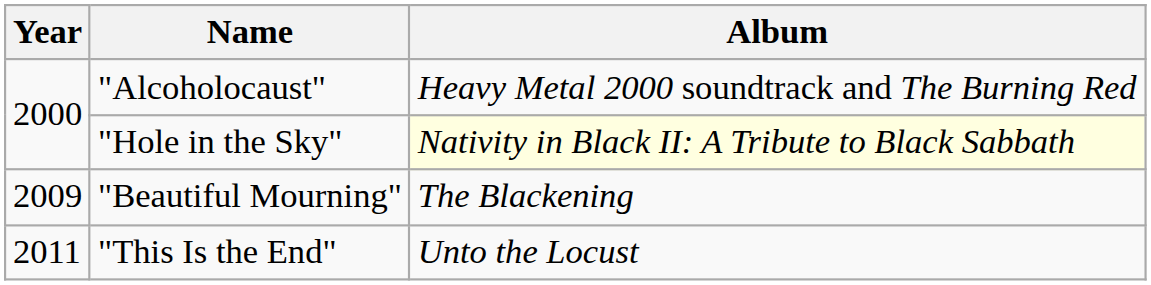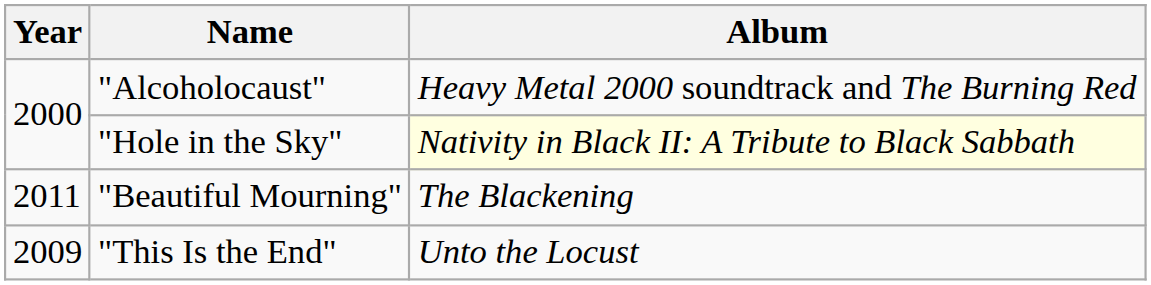(48, 196) 2009 -> (47, 196) 2011
(47, 251) 2011 -> (48, 251) 2009
